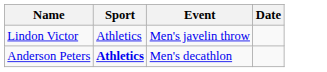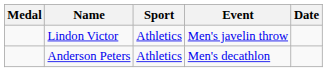+ column: (25, 15)
(120, 56) bold -> (159, 56) normal
